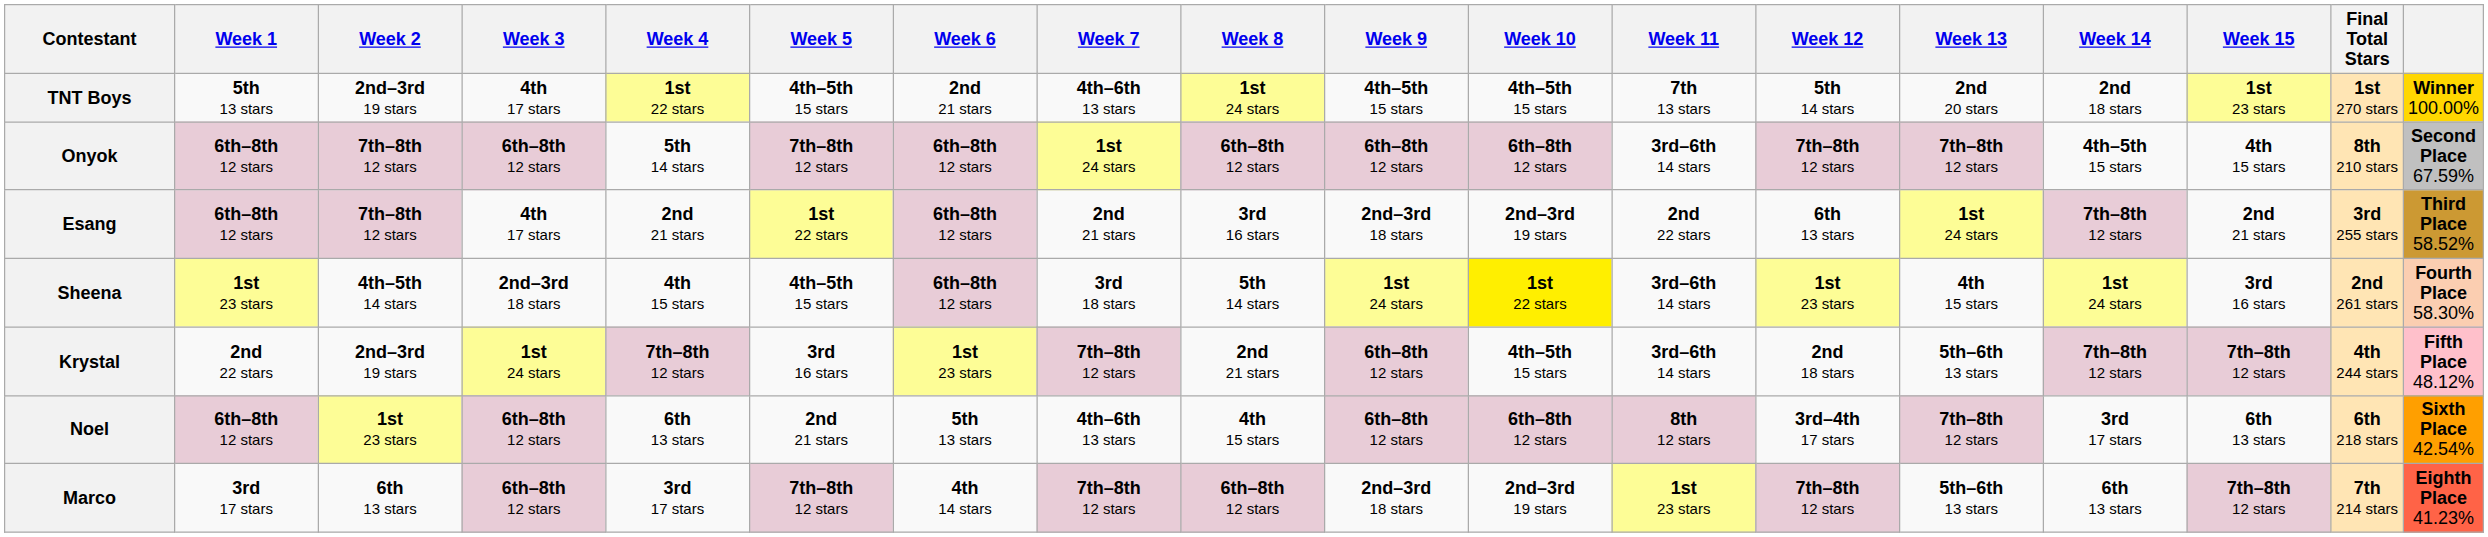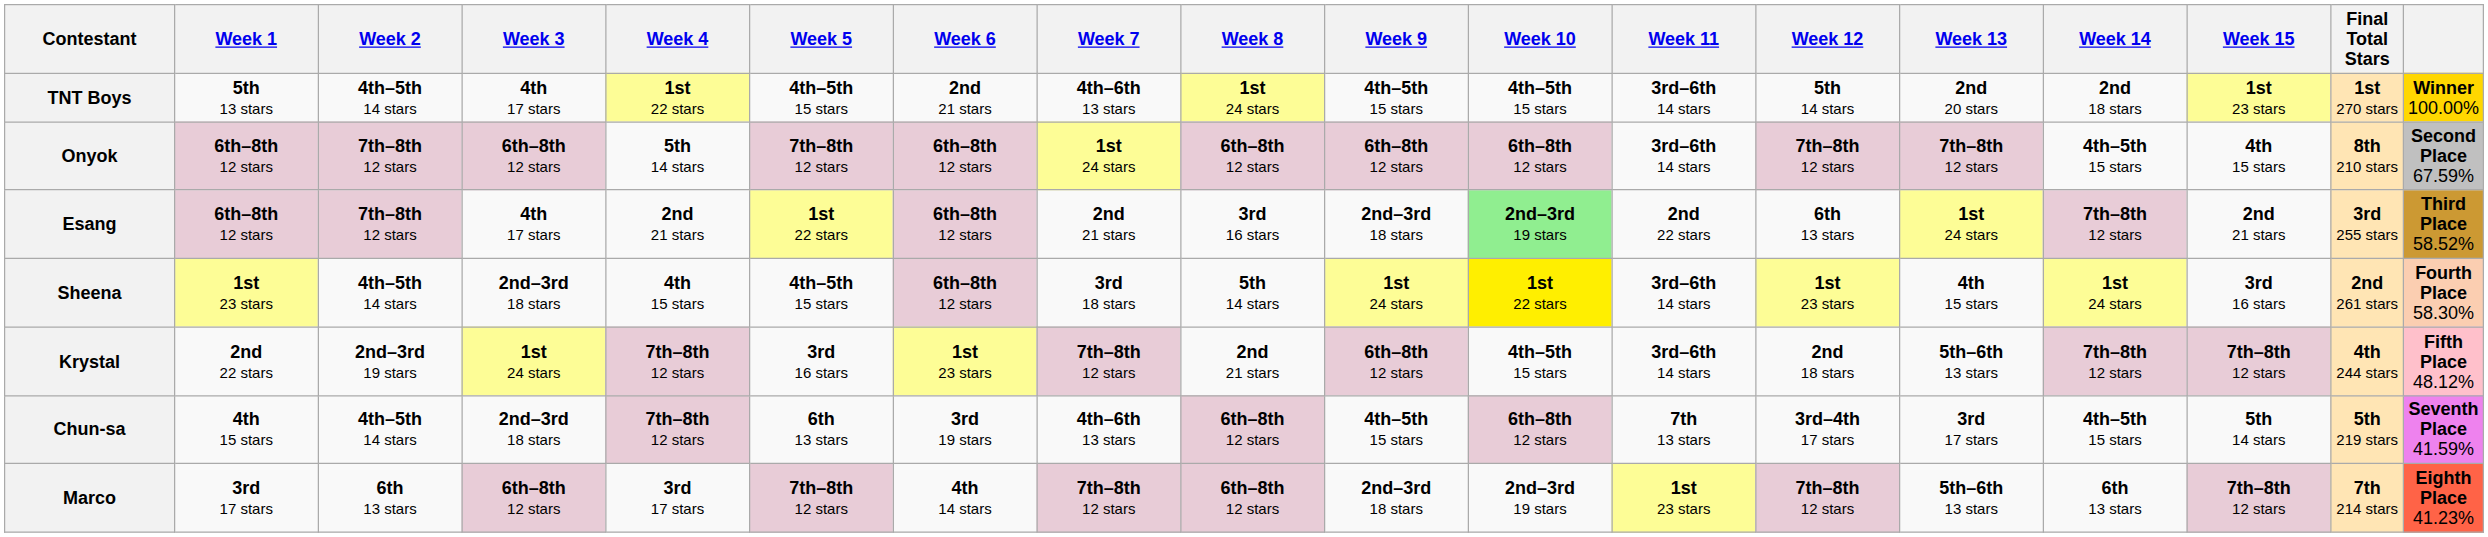(390, 98) 2nd–3rd 19 stars -> (390, 98) 4th–5th 14 stars
(1684, 98) 7th 13 stars -> (1684, 98) 3rd–6th 14 stars
(1540, 225) no background -> (1540, 225) lightgreen background
- row: (89, 430)
+ row: (89, 430)
